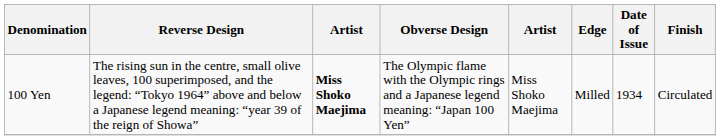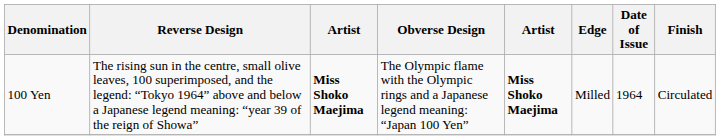(535, 94) normal -> (533, 94) bold
(629, 94) 1934 -> (629, 94) 1964
